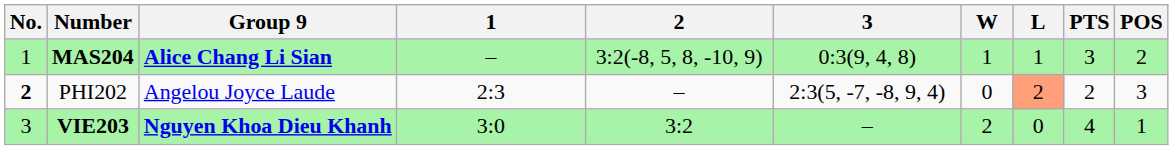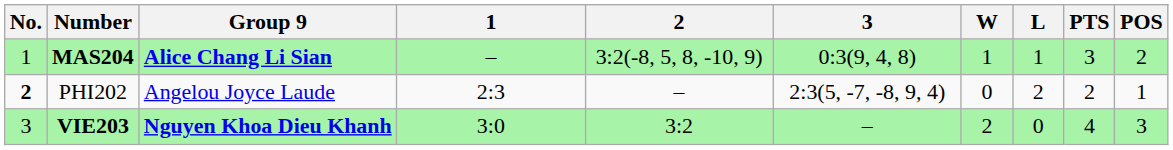(1038, 91) lightsalmon background -> (1038, 91) no background
(1141, 91) 3 -> (1141, 91) 1
(1141, 126) 1 -> (1141, 126) 3
